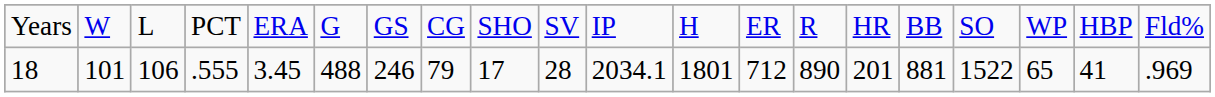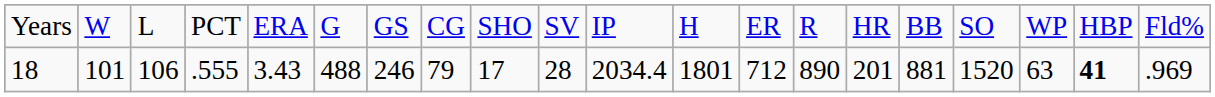(277, 69) 3.45 -> (277, 69) 3.43
(629, 69) 2034.1 -> (629, 69) 2034.4
(987, 69) 1522 -> (987, 69) 1520
(1040, 69) 65 -> (1040, 69) 63
(1093, 69) normal -> (1093, 69) bold
